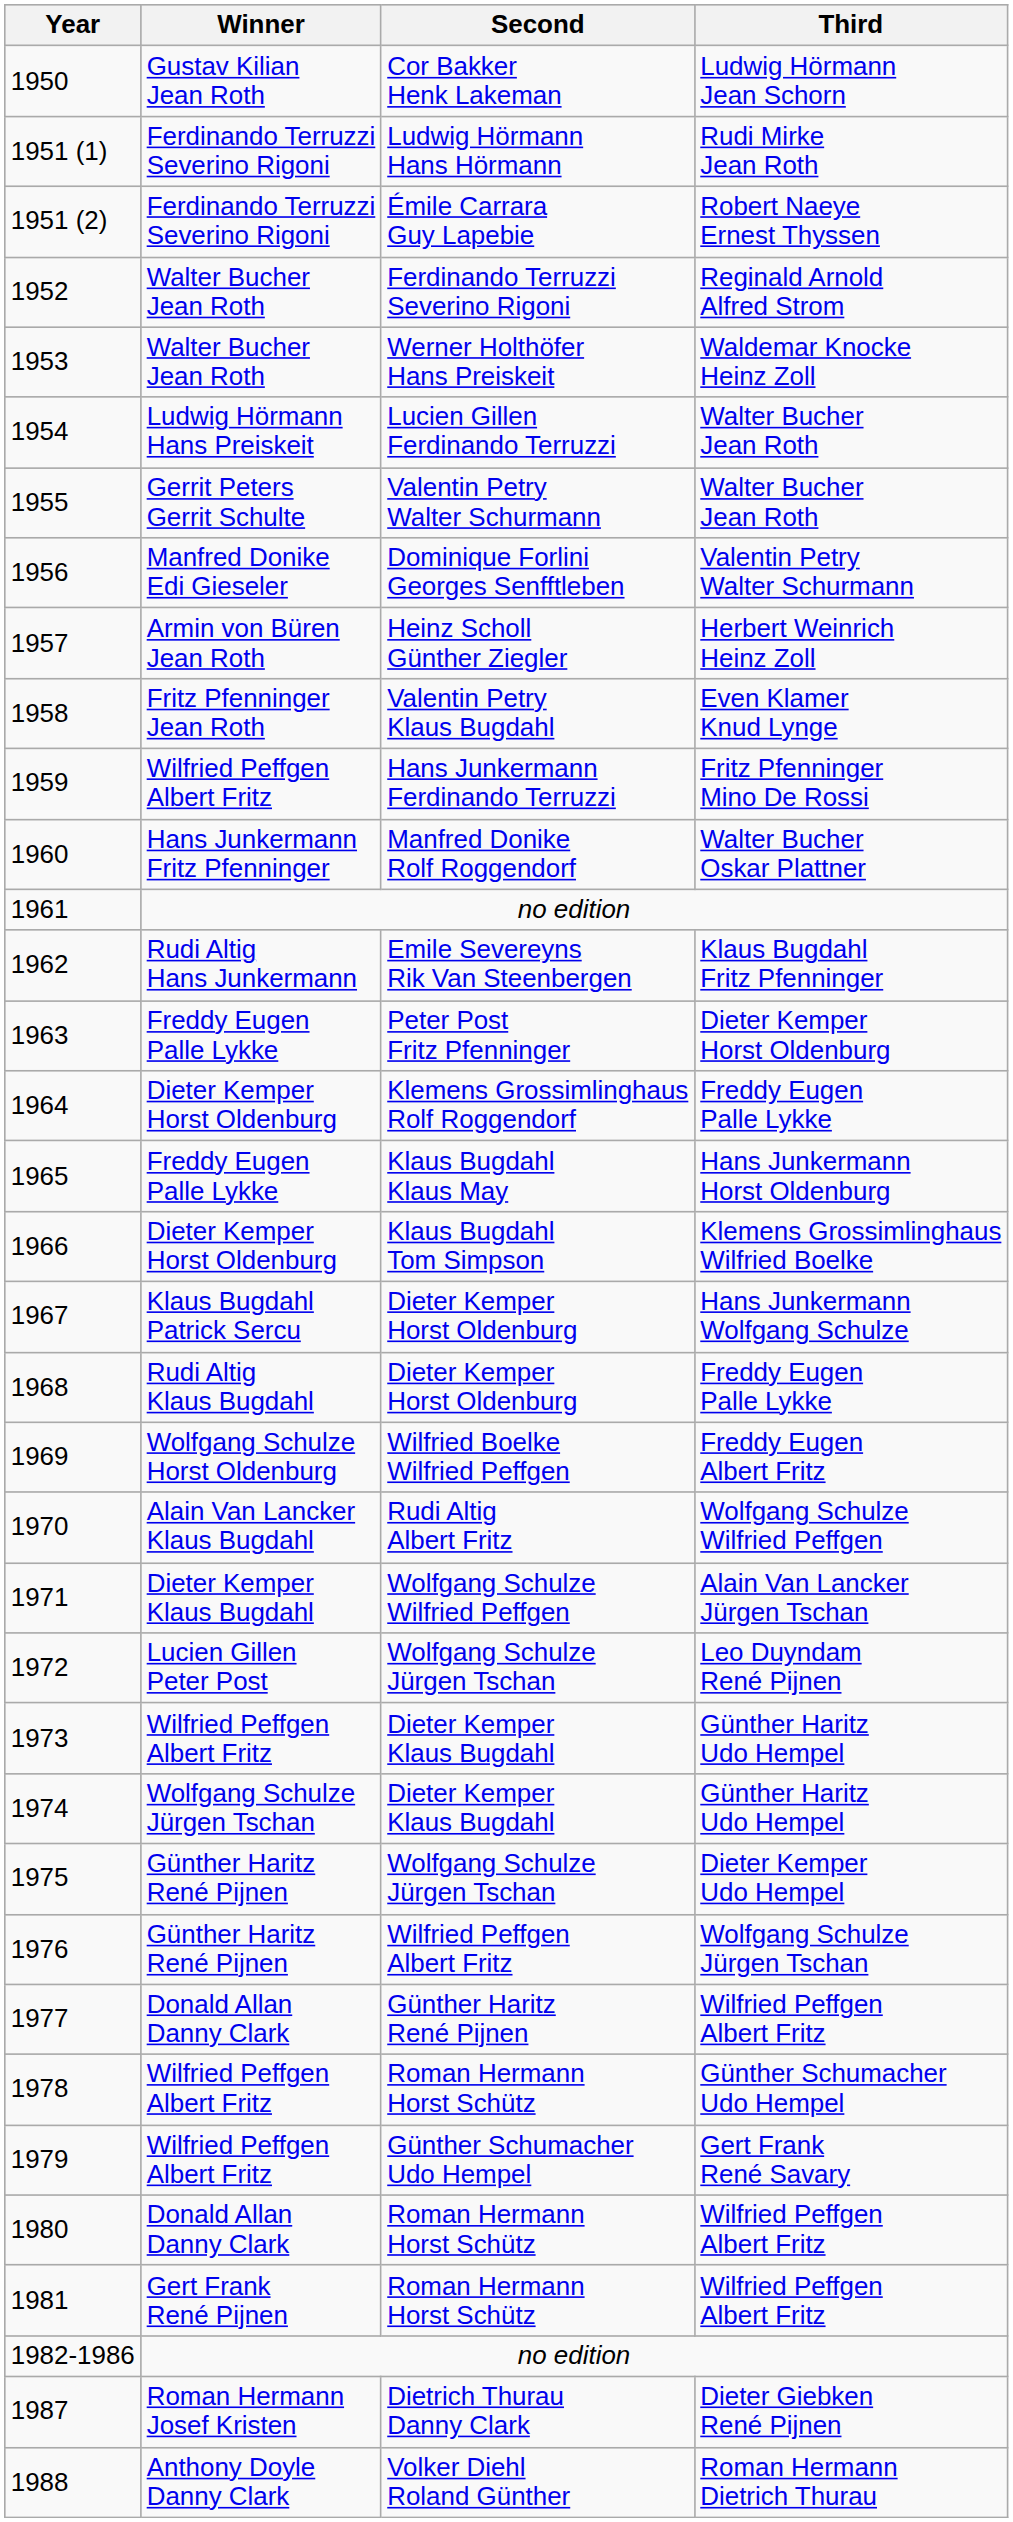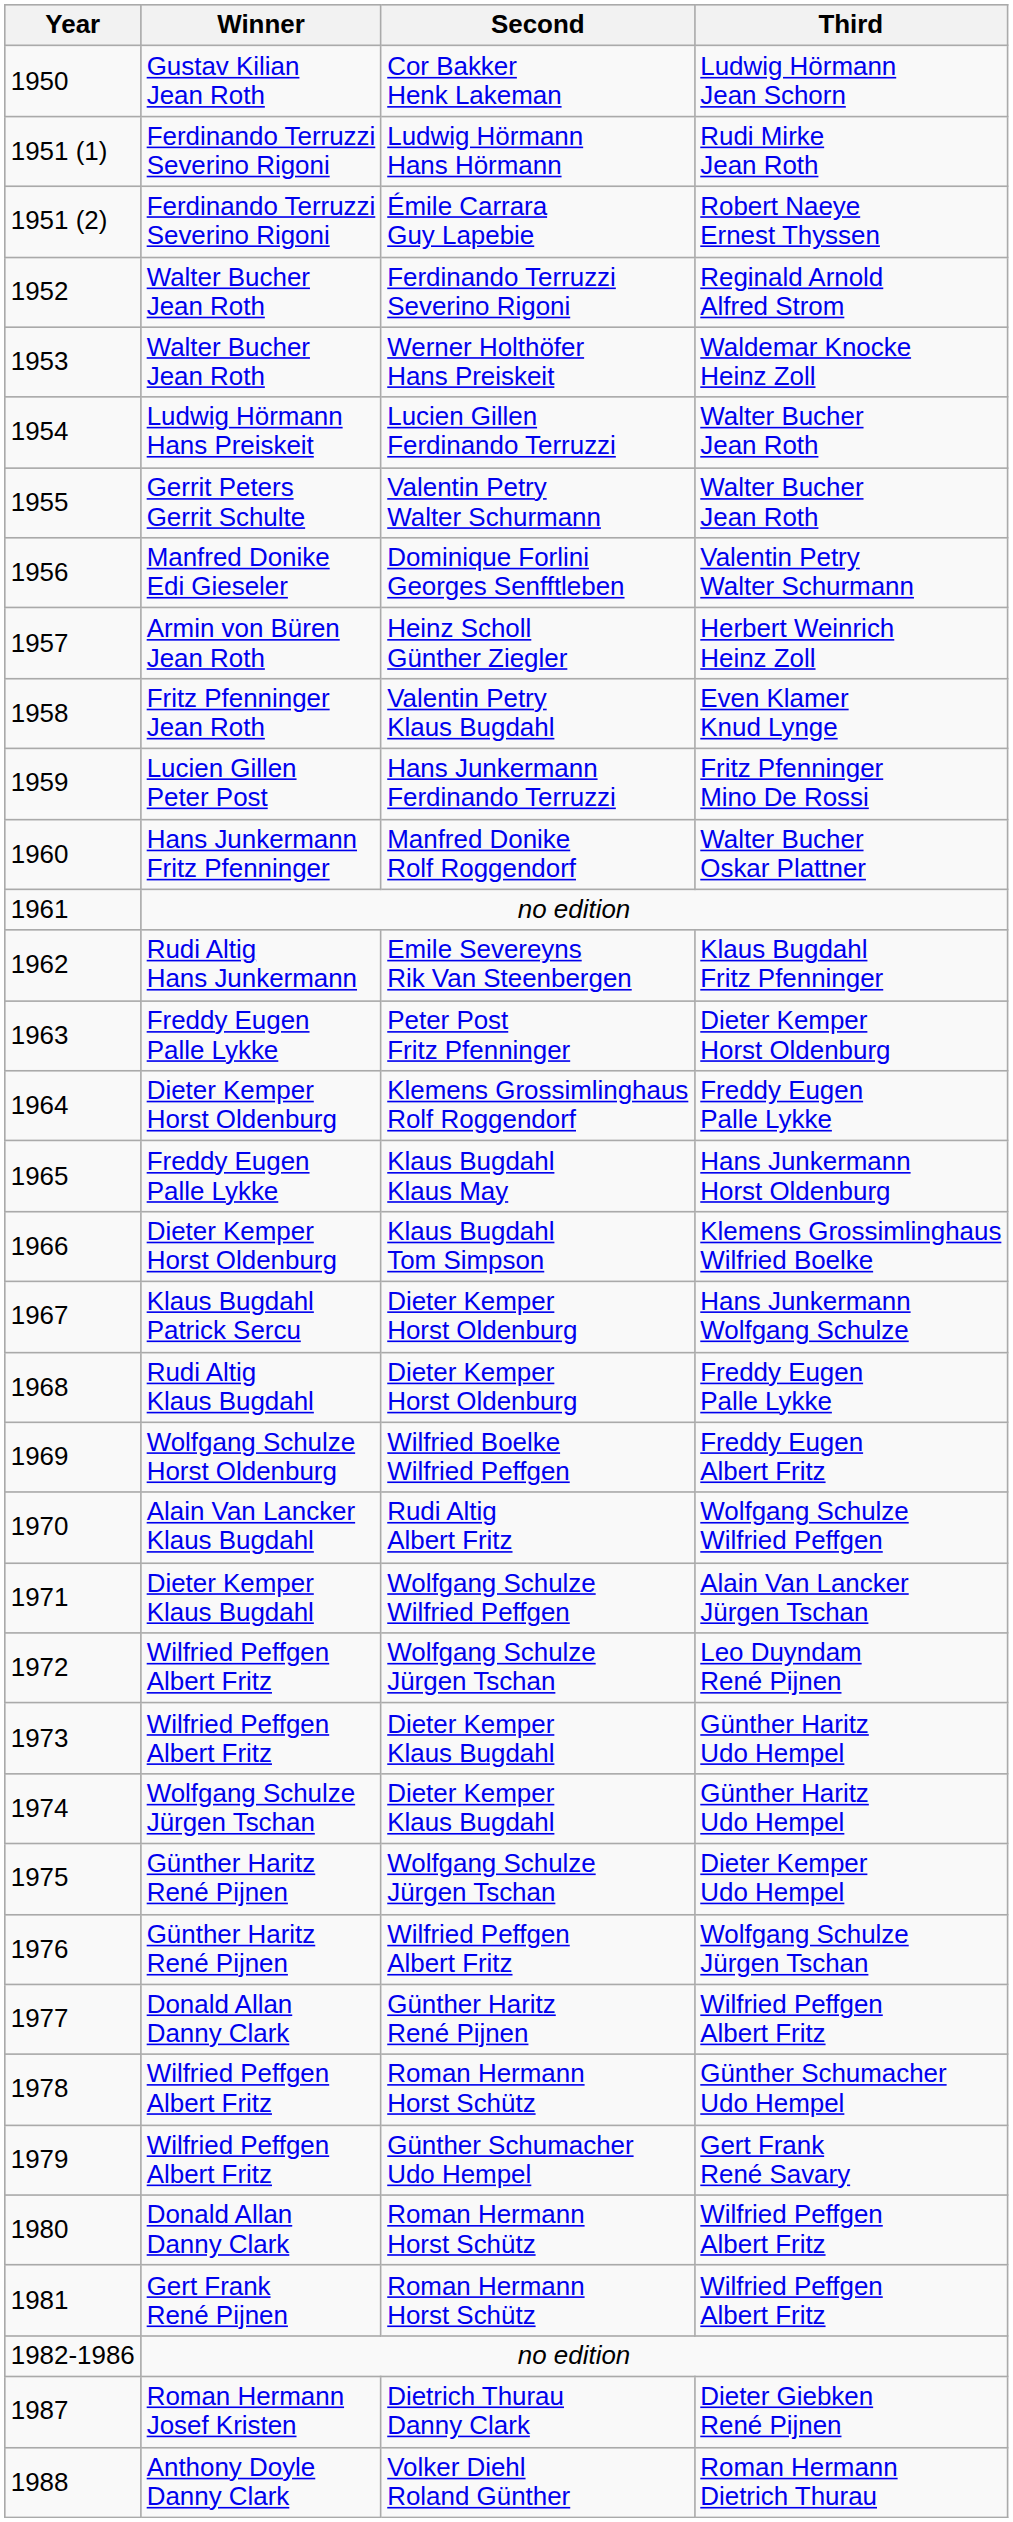(238, 783) Wilfried Peffgen Albert Fritz -> (222, 783) Lucien Gillen Peter Post
(222, 1667) Lucien Gillen Peter Post -> (238, 1667) Wilfried Peffgen Albert Fritz
